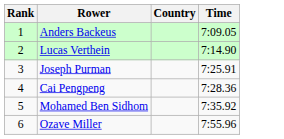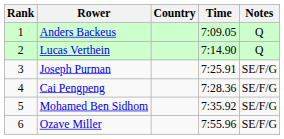+ column: (259, 13)
